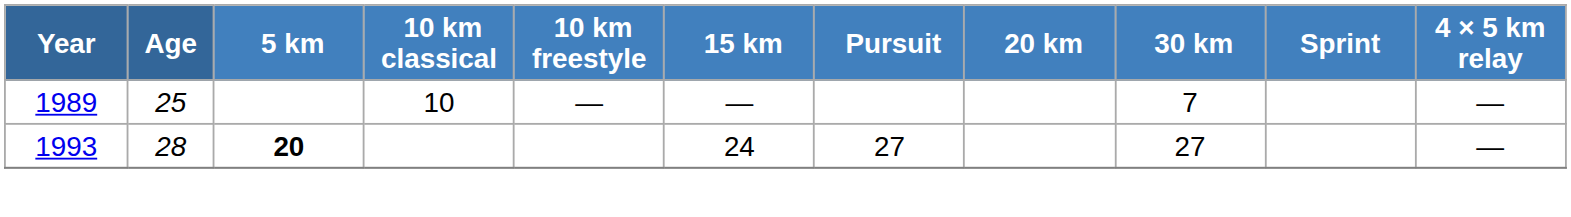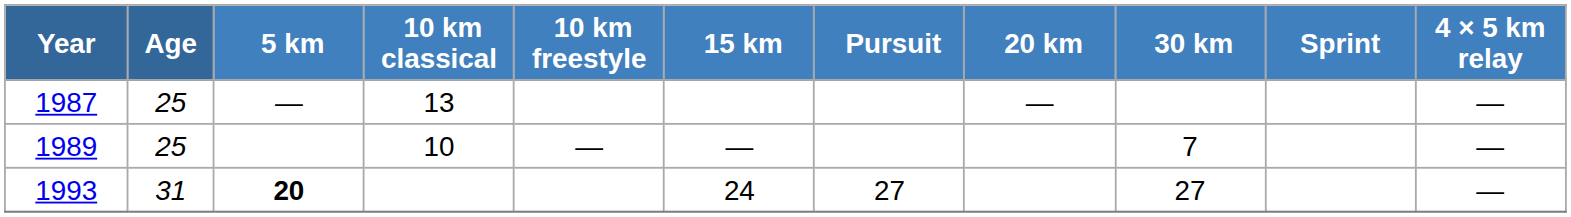+ row: (66, 102)
(171, 146) 28 -> (171, 190) 31
